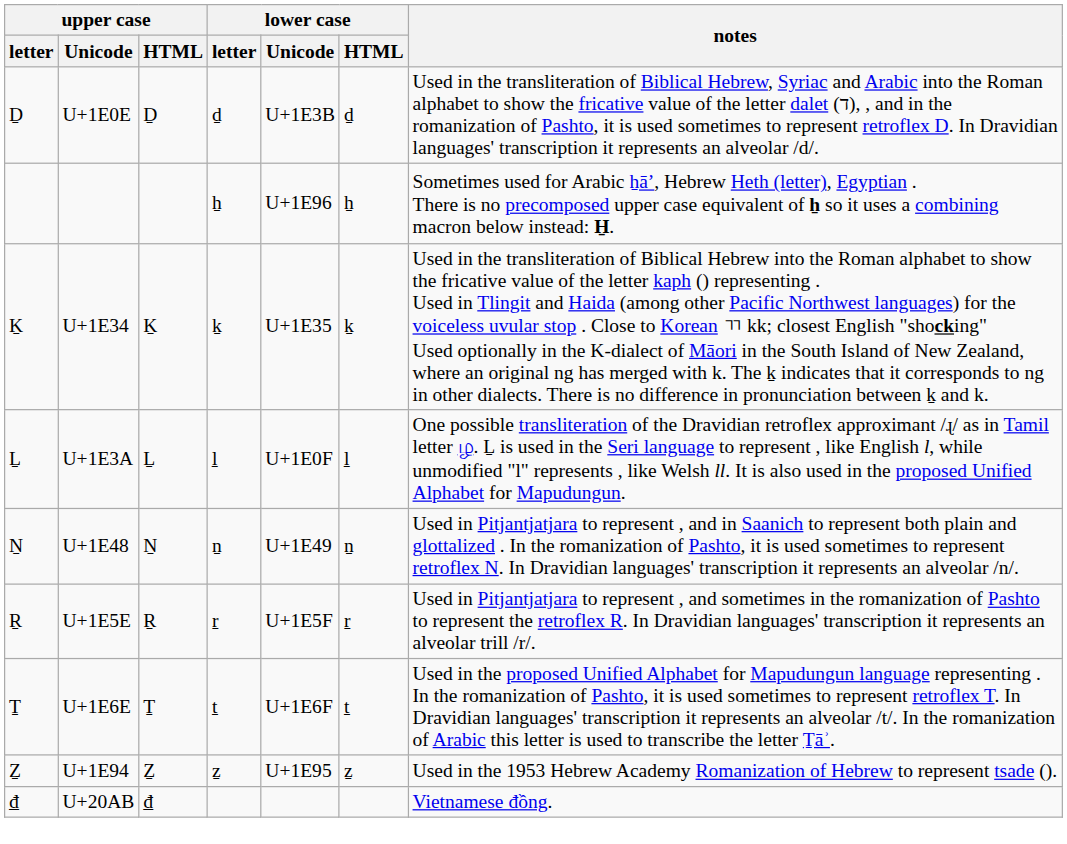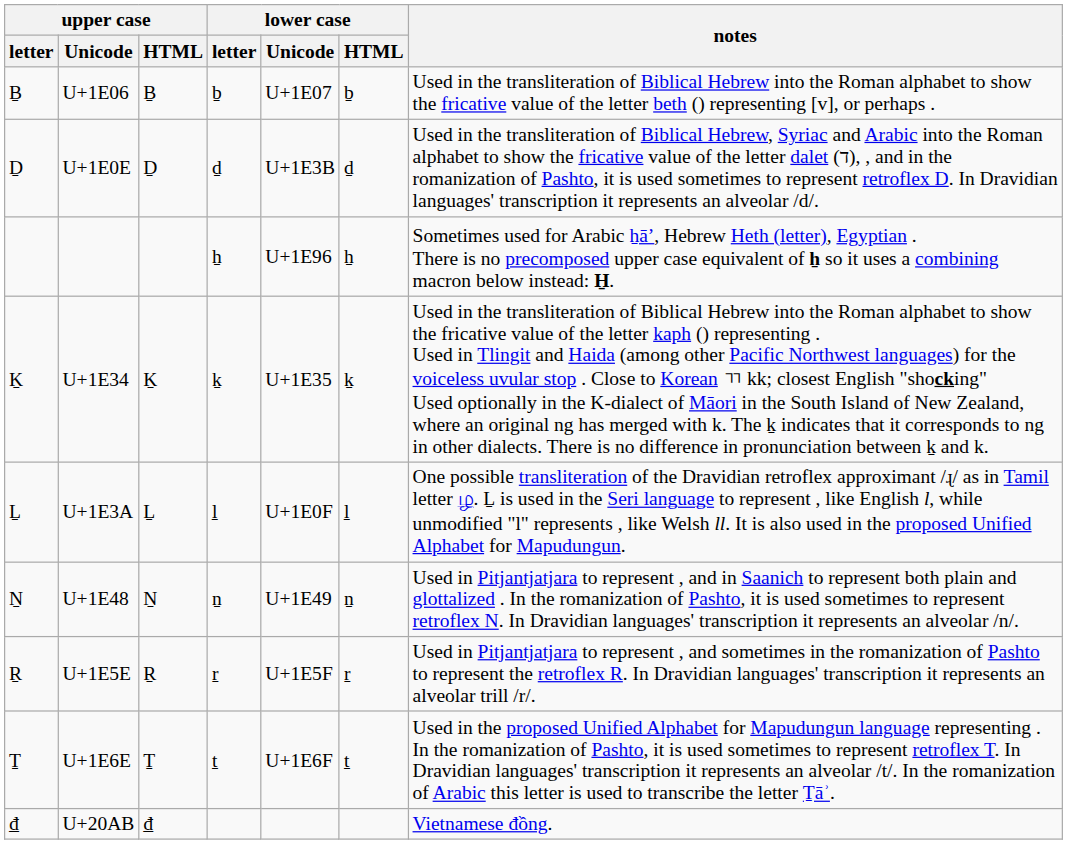+ row: (96, 92)
- row: (96, 770)
